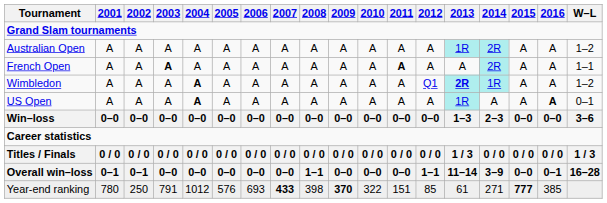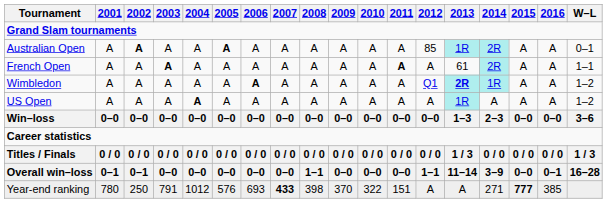(139, 48) normal -> (139, 48) bold
(227, 48) normal -> (227, 48) bold
(430, 48) A -> (430, 48) 85
(585, 48) 1–2 -> (585, 48) 0–1
(462, 65) A -> (462, 65) 61
(197, 83) bold -> (197, 83) normal
(256, 83) normal -> (256, 83) bold
(553, 100) bold -> (553, 100) normal
(585, 100) 0–1 -> (585, 100) 1–2
(343, 189) bold -> (343, 189) normal
(430, 189) 85 -> (430, 189) A
(462, 189) 61 -> (462, 189) A
